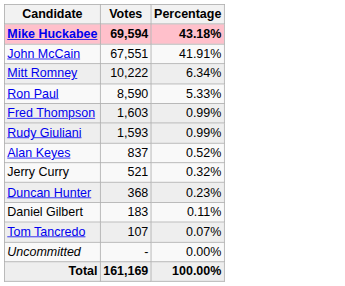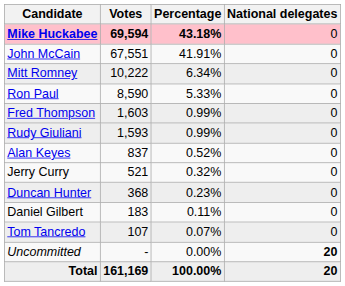+ column: (282, 14)
